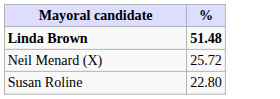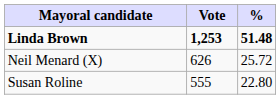+ column: (212, 15)
